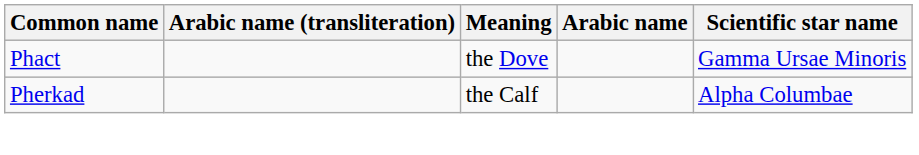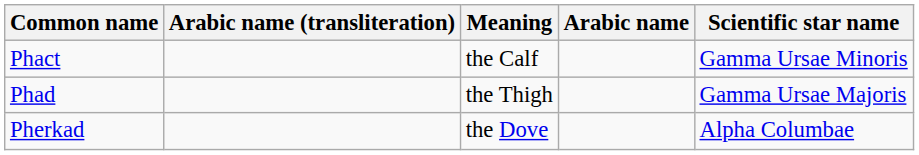(507, 58) the Dove -> (502, 58) the Calf
+ row: (33, 94)
(502, 94) the Calf -> (507, 130) the Dove
